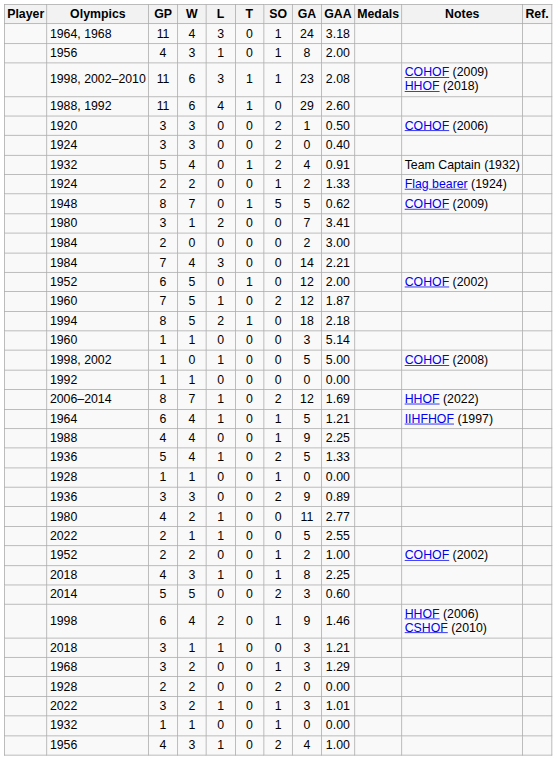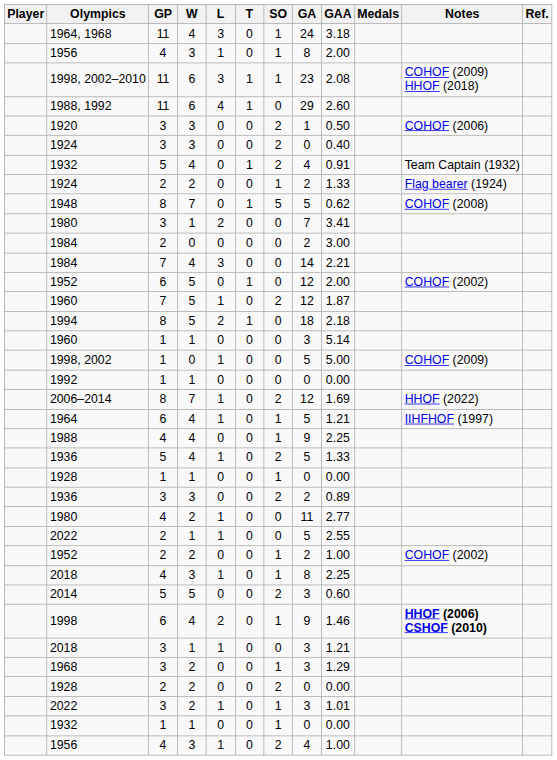(446, 203) COHOF (2009) -> (446, 203) COHOF (2008)
(446, 360) COHOF (2008) -> (446, 360) COHOF (2009)
(307, 497) 9 -> (307, 497) 2
(446, 621) normal -> (446, 621) bold
